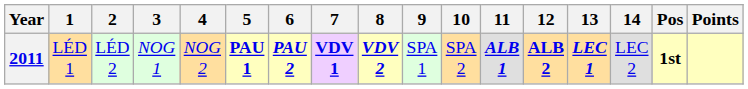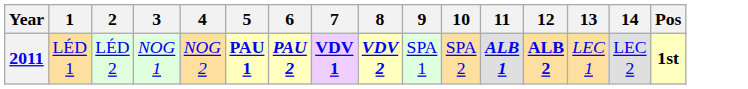- column: (715, 18)
(590, 58) bold -> (589, 58) normal
